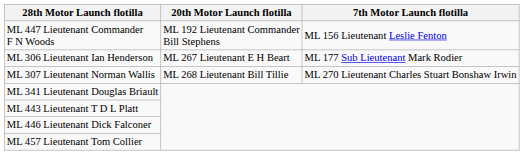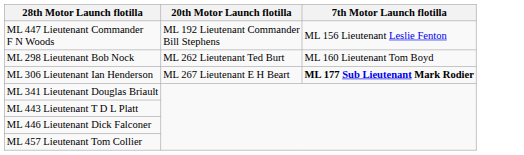+ row: (71, 58)
(383, 58) normal -> (389, 74) bold
- row: (81, 74)
